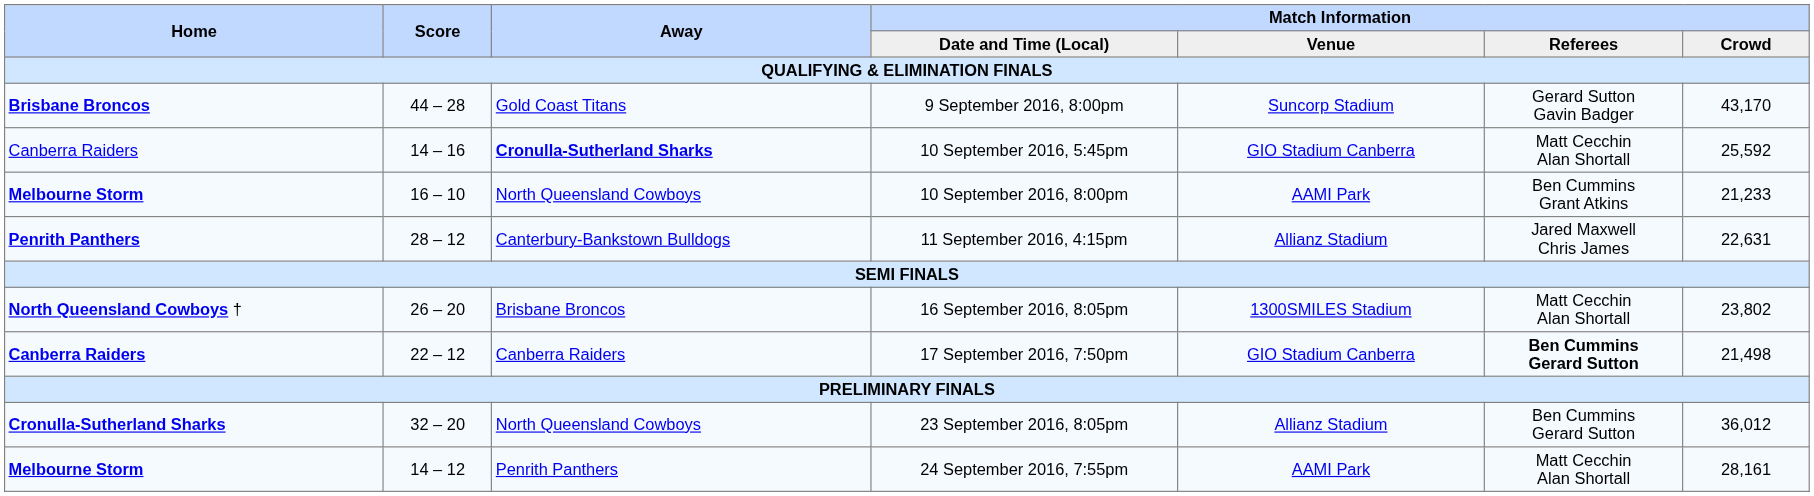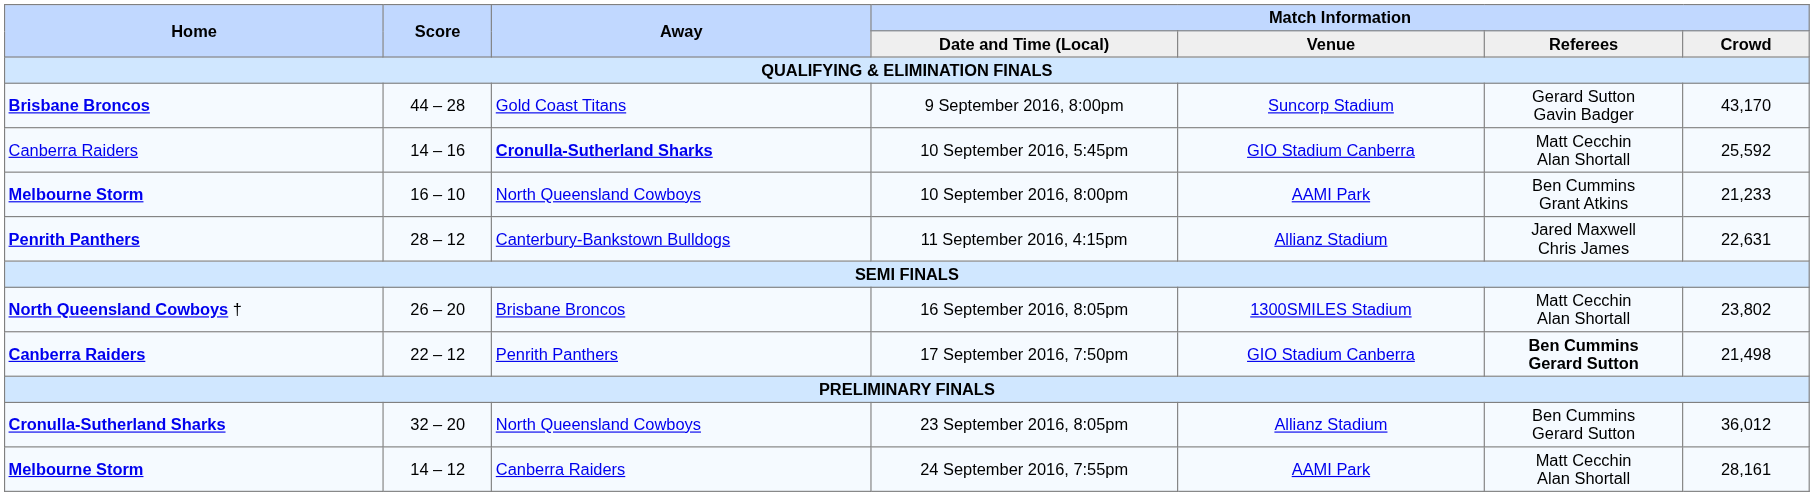(561, 354) Canberra Raiders -> (557, 354) Penrith Panthers
(557, 469) Penrith Panthers -> (561, 469) Canberra Raiders
